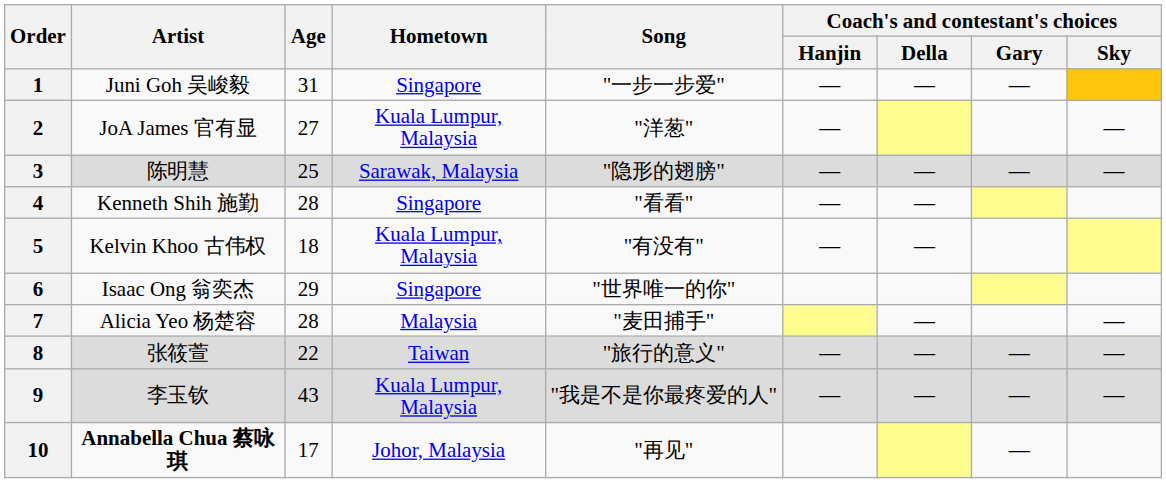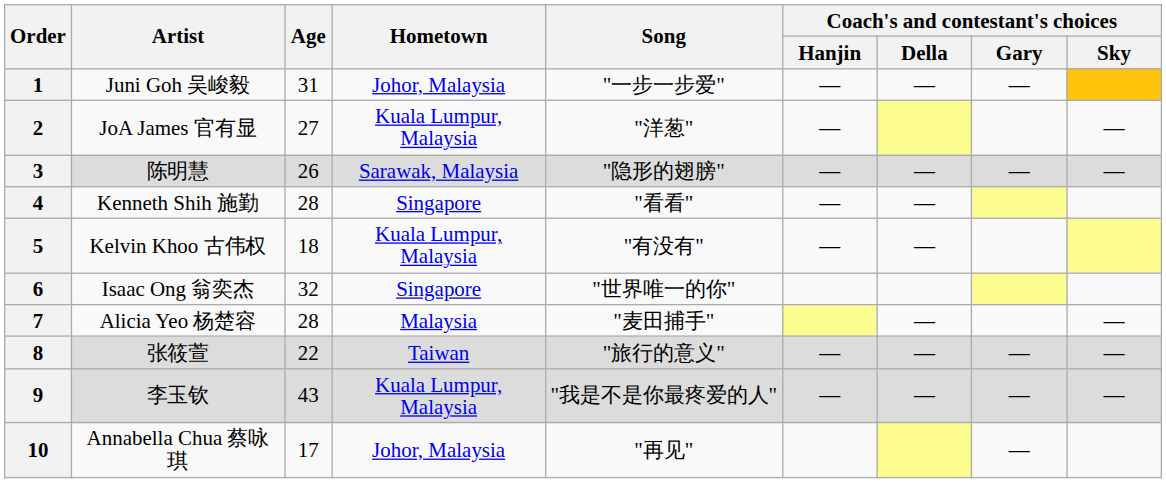(439, 84) Singapore -> (439, 84) Johor, Malaysia
(308, 171) 25 -> (308, 171) 26
(308, 289) 29 -> (308, 289) 32
(178, 450) bold -> (178, 450) normal
